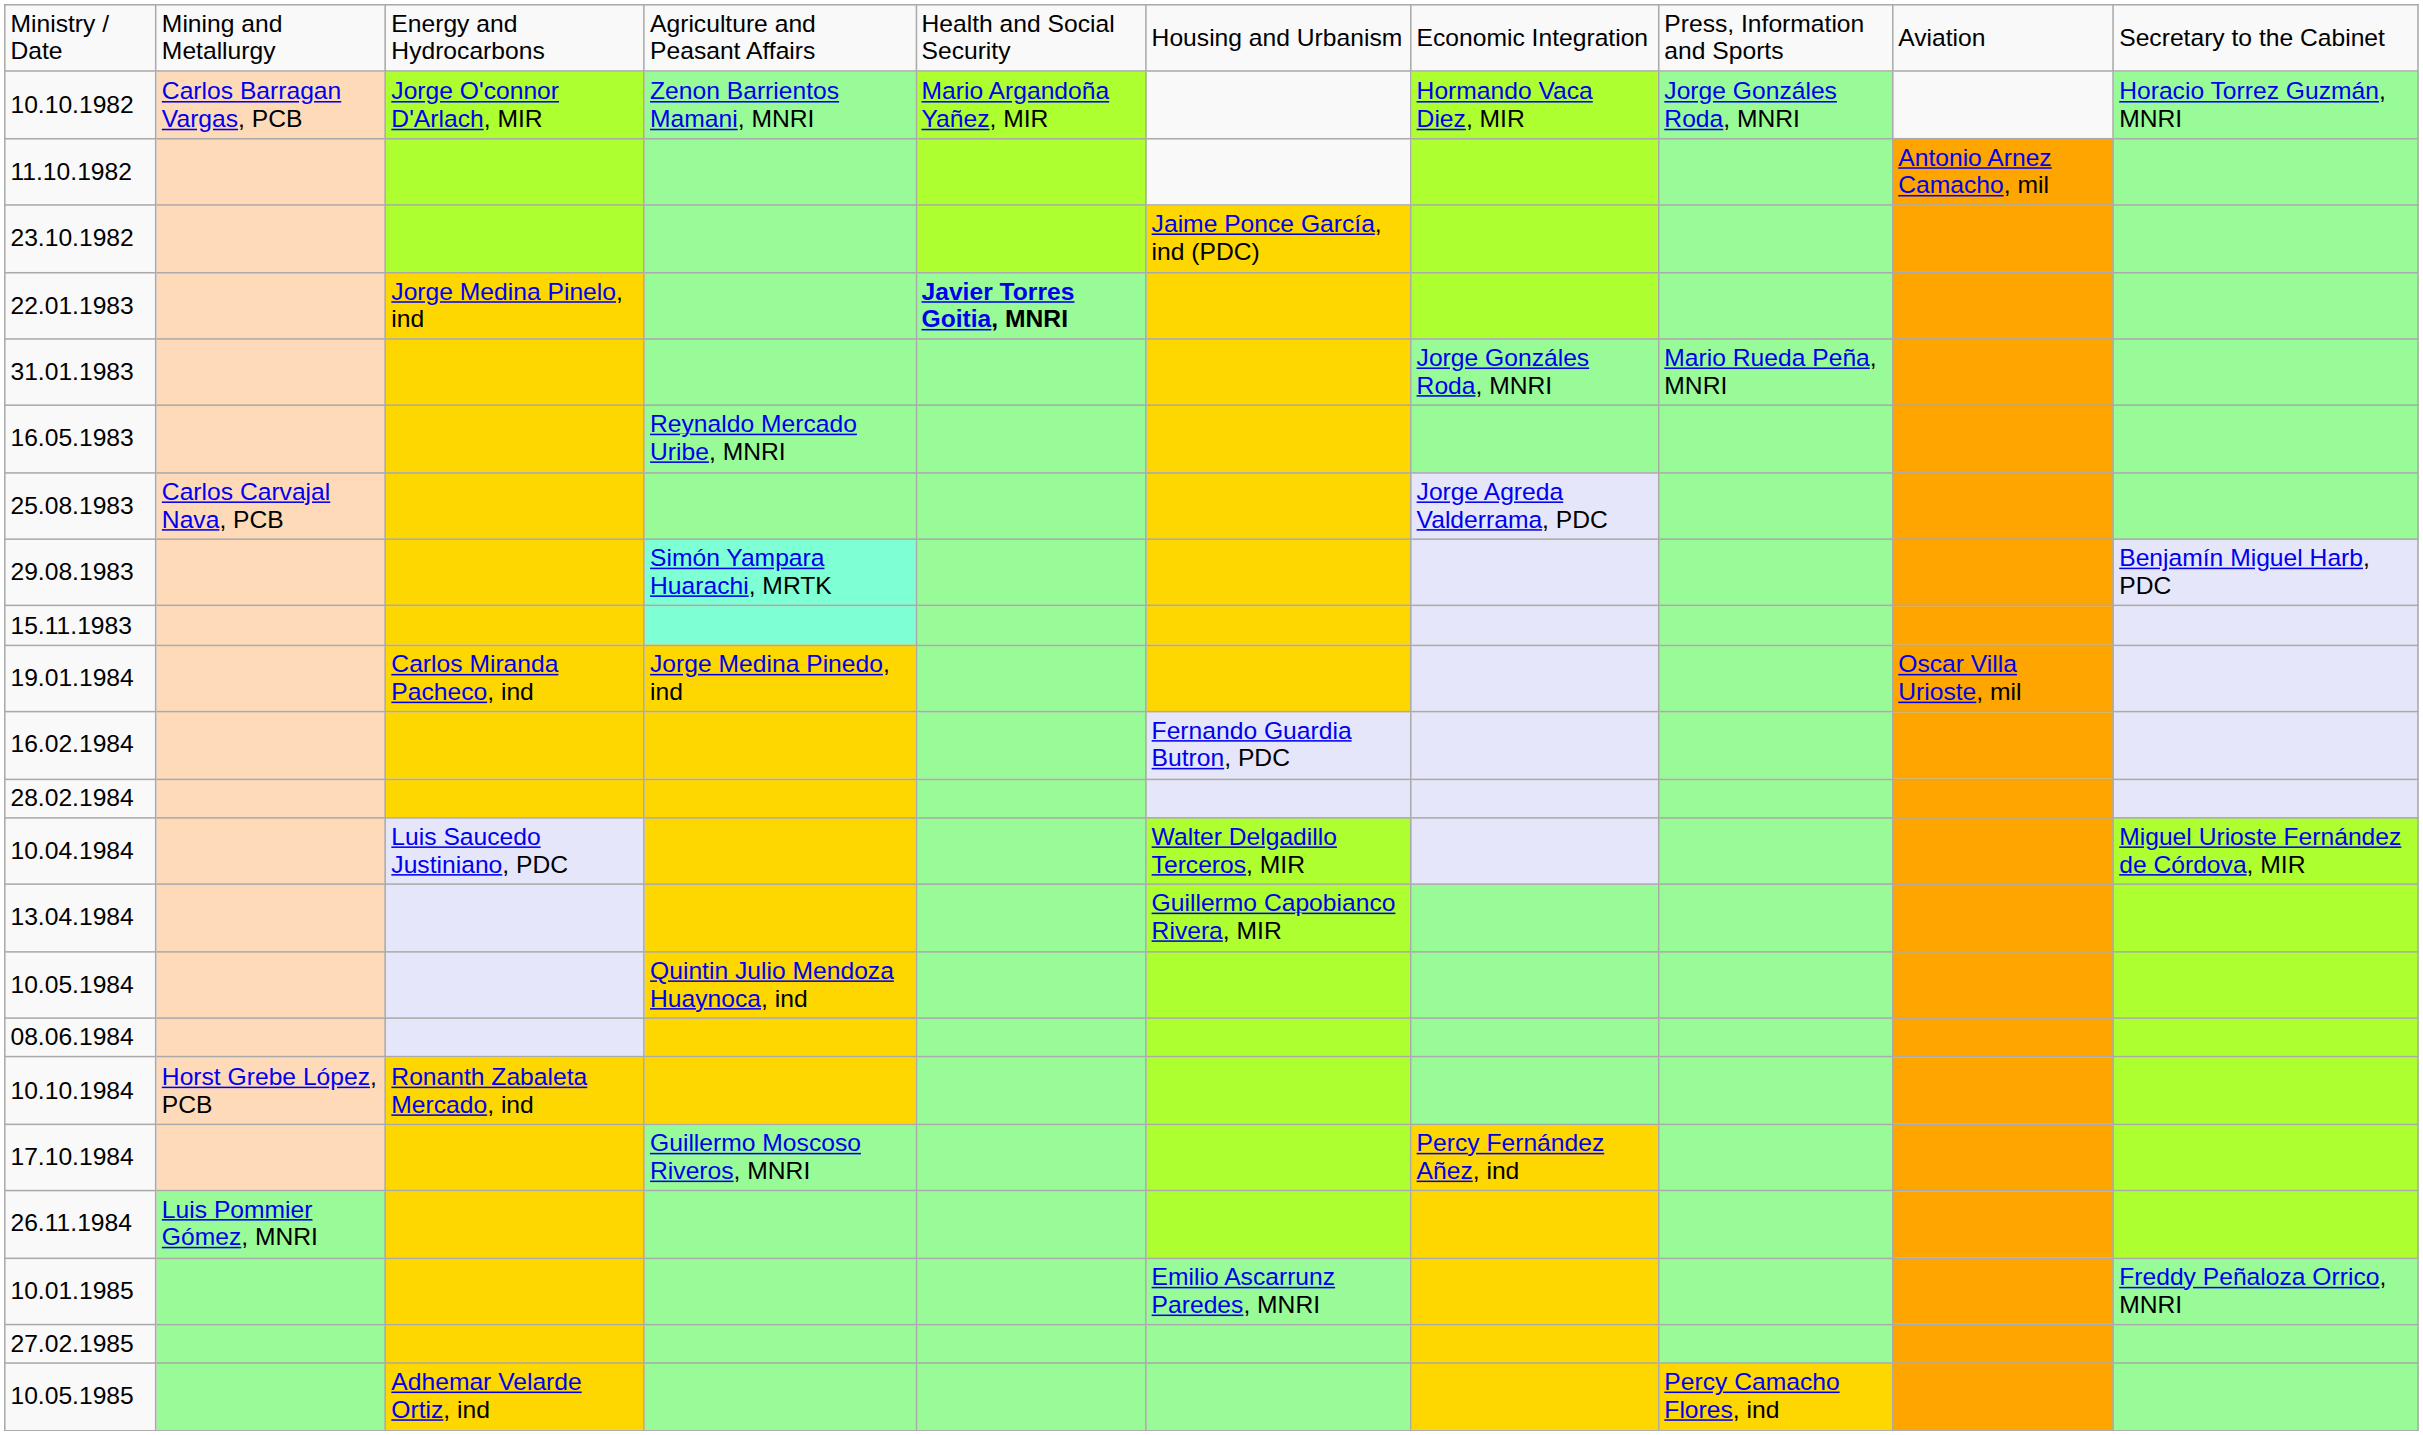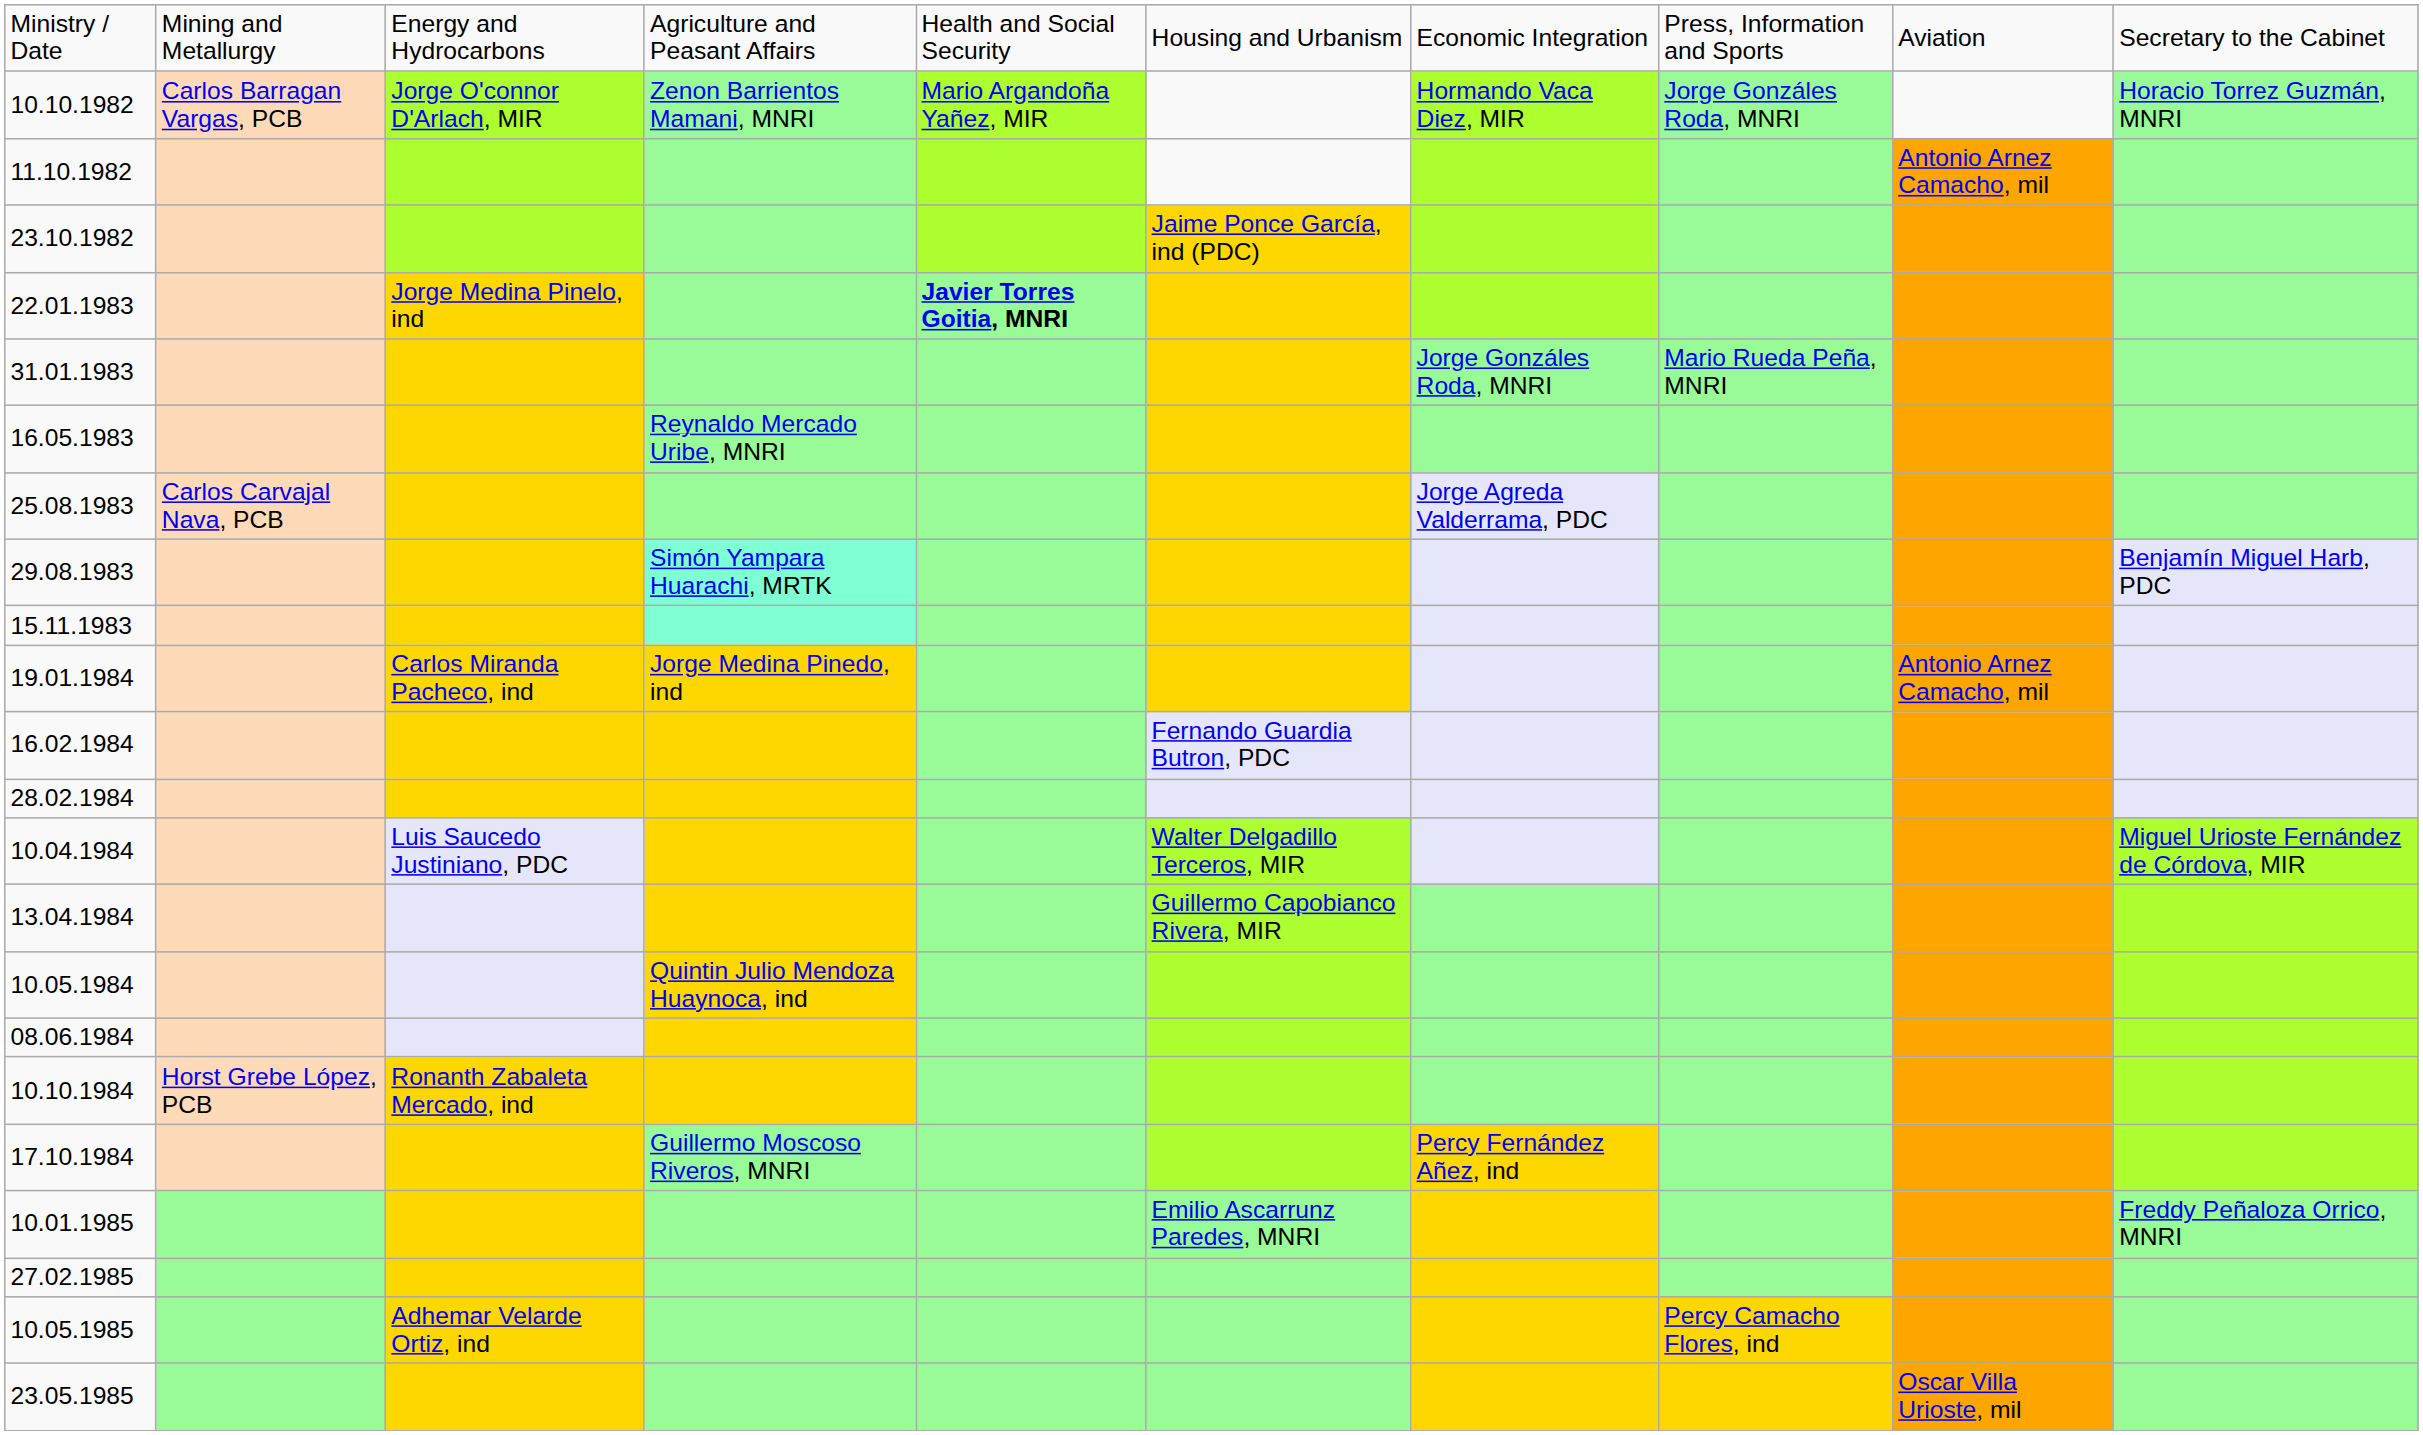(1960, 678) Oscar Villa Urioste, mil -> (1975, 678) Antonio Arnez Camacho, mil
- row: (71, 1223)
+ row: (72, 1396)
